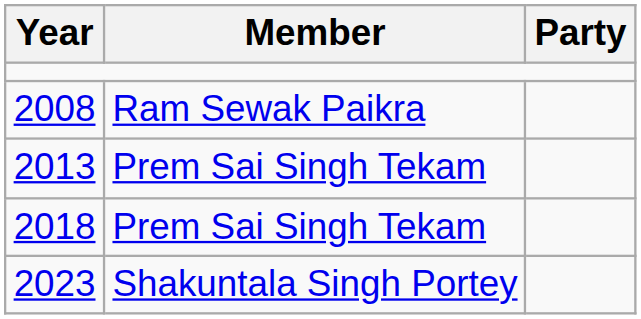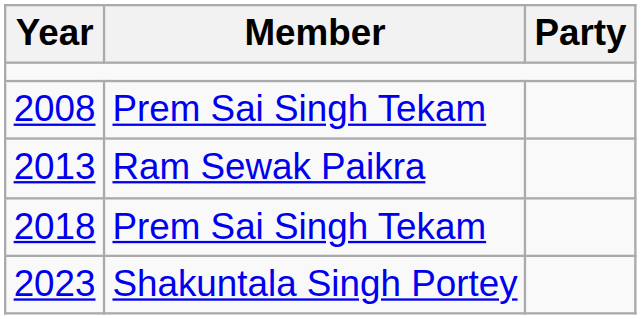(269, 109) Ram Sewak Paikra -> (299, 109) Prem Sai Singh Tekam
(299, 167) Prem Sai Singh Tekam -> (269, 167) Ram Sewak Paikra
